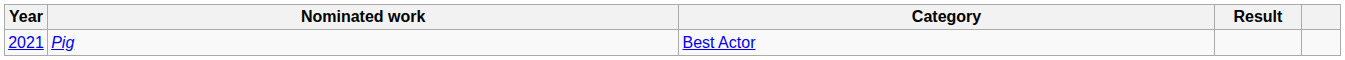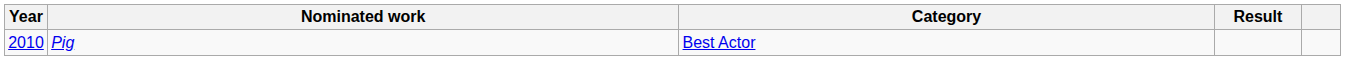(26, 42) 2021 -> (26, 42) 2010
